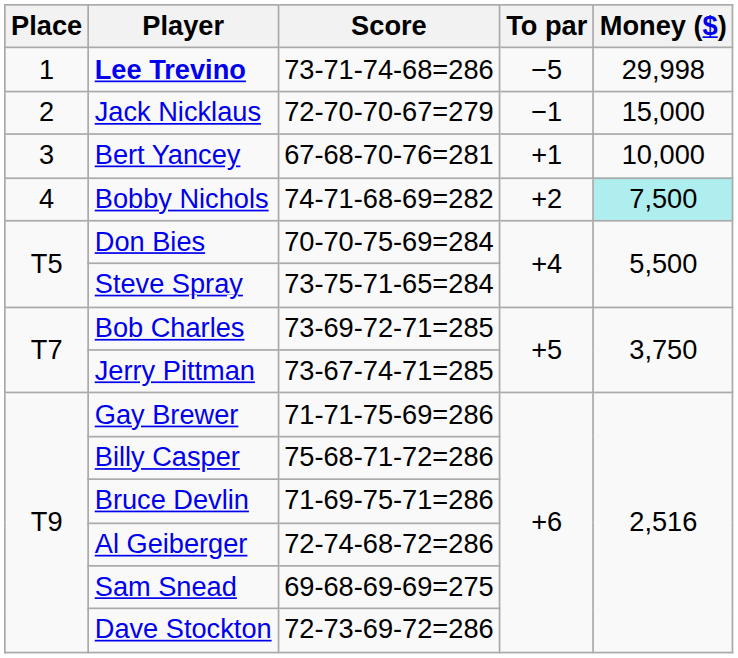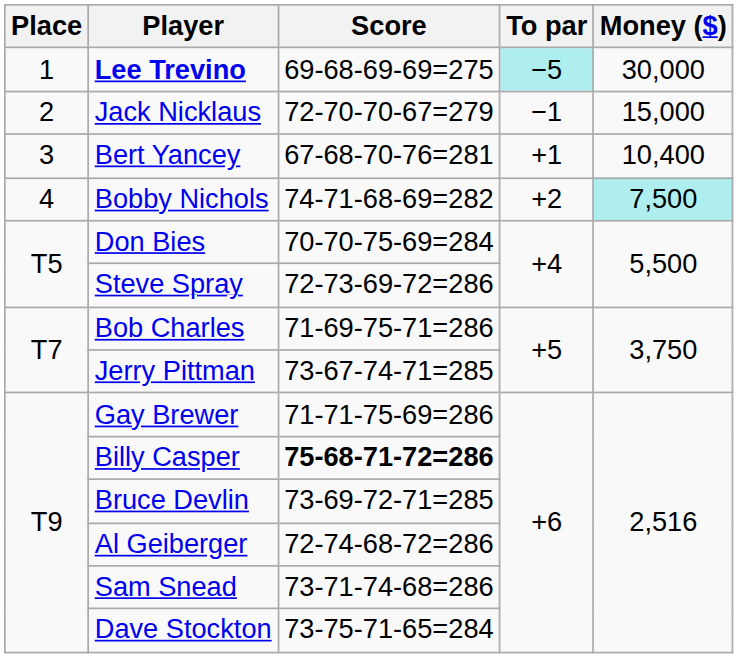(389, 69) 73-71-74-68=286 -> (389, 69) 69-68-69-69=275
(547, 69) no background -> (547, 69) paleturquoise background
(663, 69) 29,998 -> (663, 69) 30,000
(663, 155) 10,000 -> (663, 155) 10,400
(389, 284) 73-75-71-65=284 -> (389, 284) 72-73-69-72=286
(389, 328) 73-69-72-71=285 -> (389, 328) 71-69-75-71=286
(389, 457) normal -> (389, 457) bold
(389, 500) 71-69-75-71=286 -> (389, 500) 73-69-72-71=285
(389, 586) 69-68-69-69=275 -> (389, 586) 73-71-74-68=286
(389, 629) 72-73-69-72=286 -> (389, 629) 73-75-71-65=284
